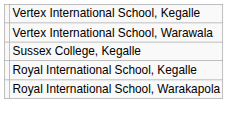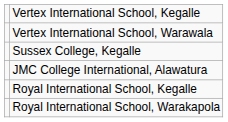+ row: (110, 70)
